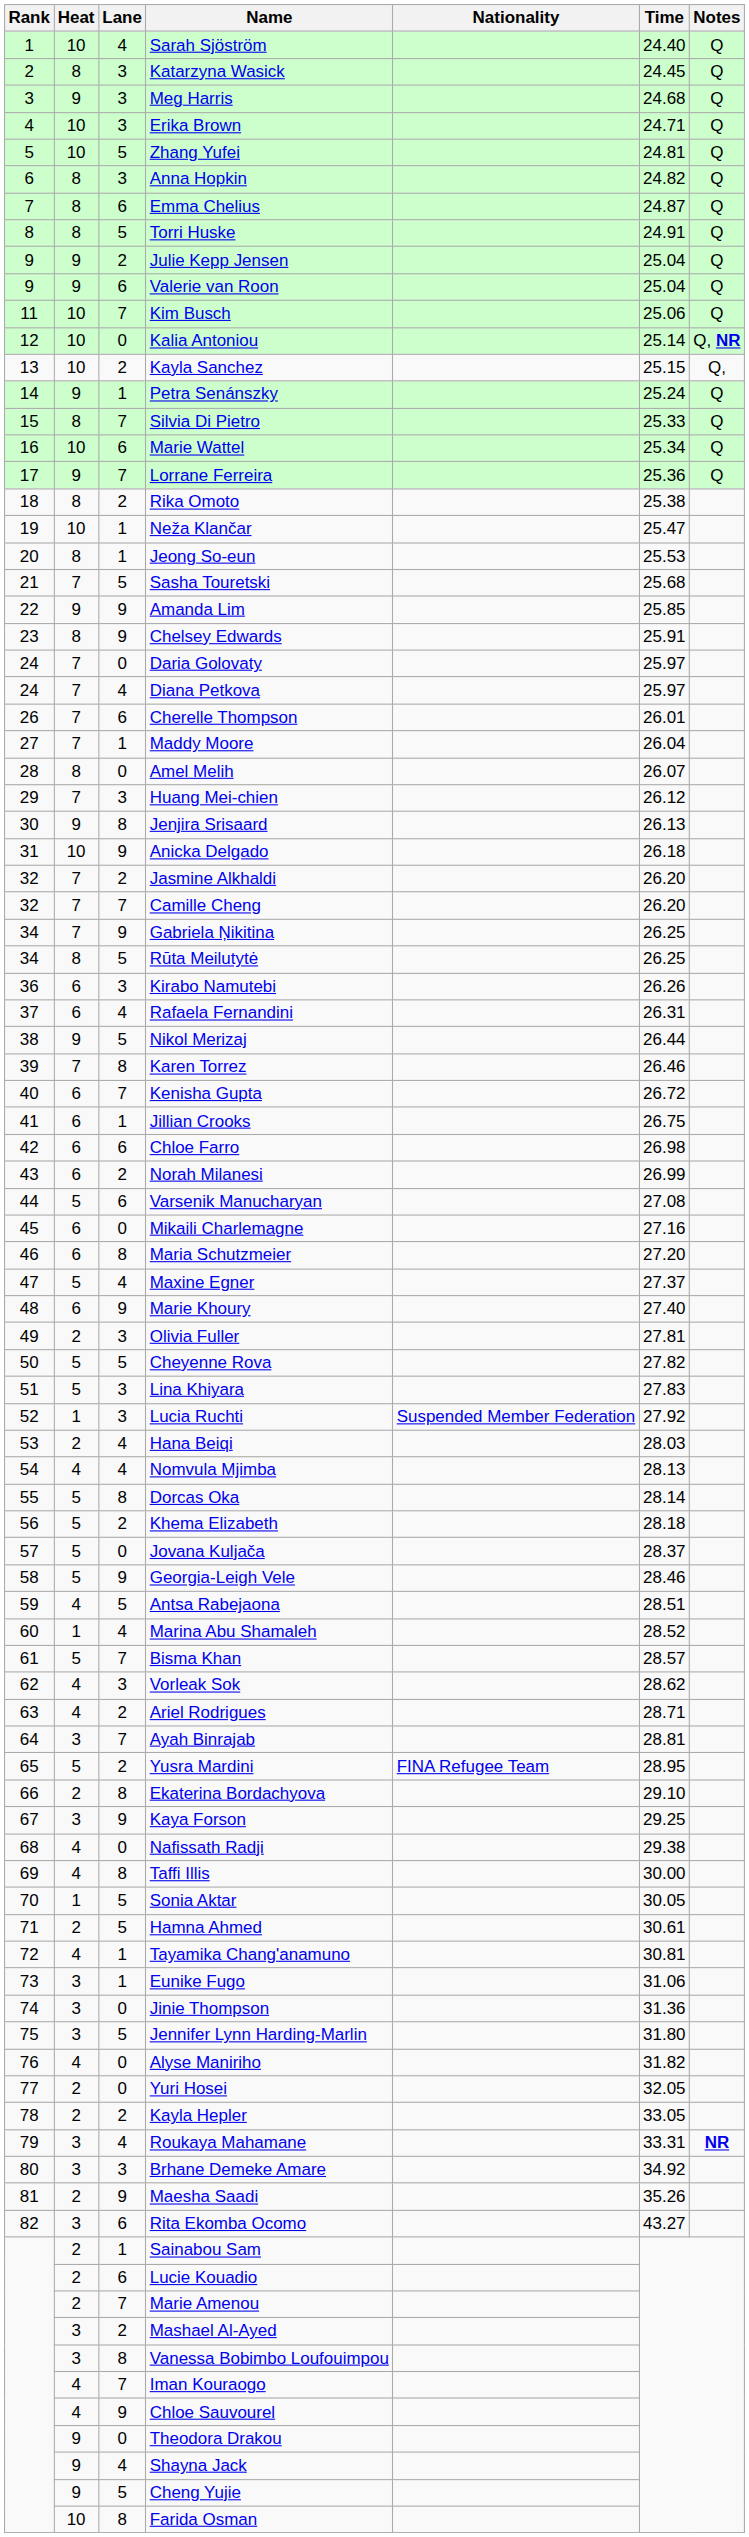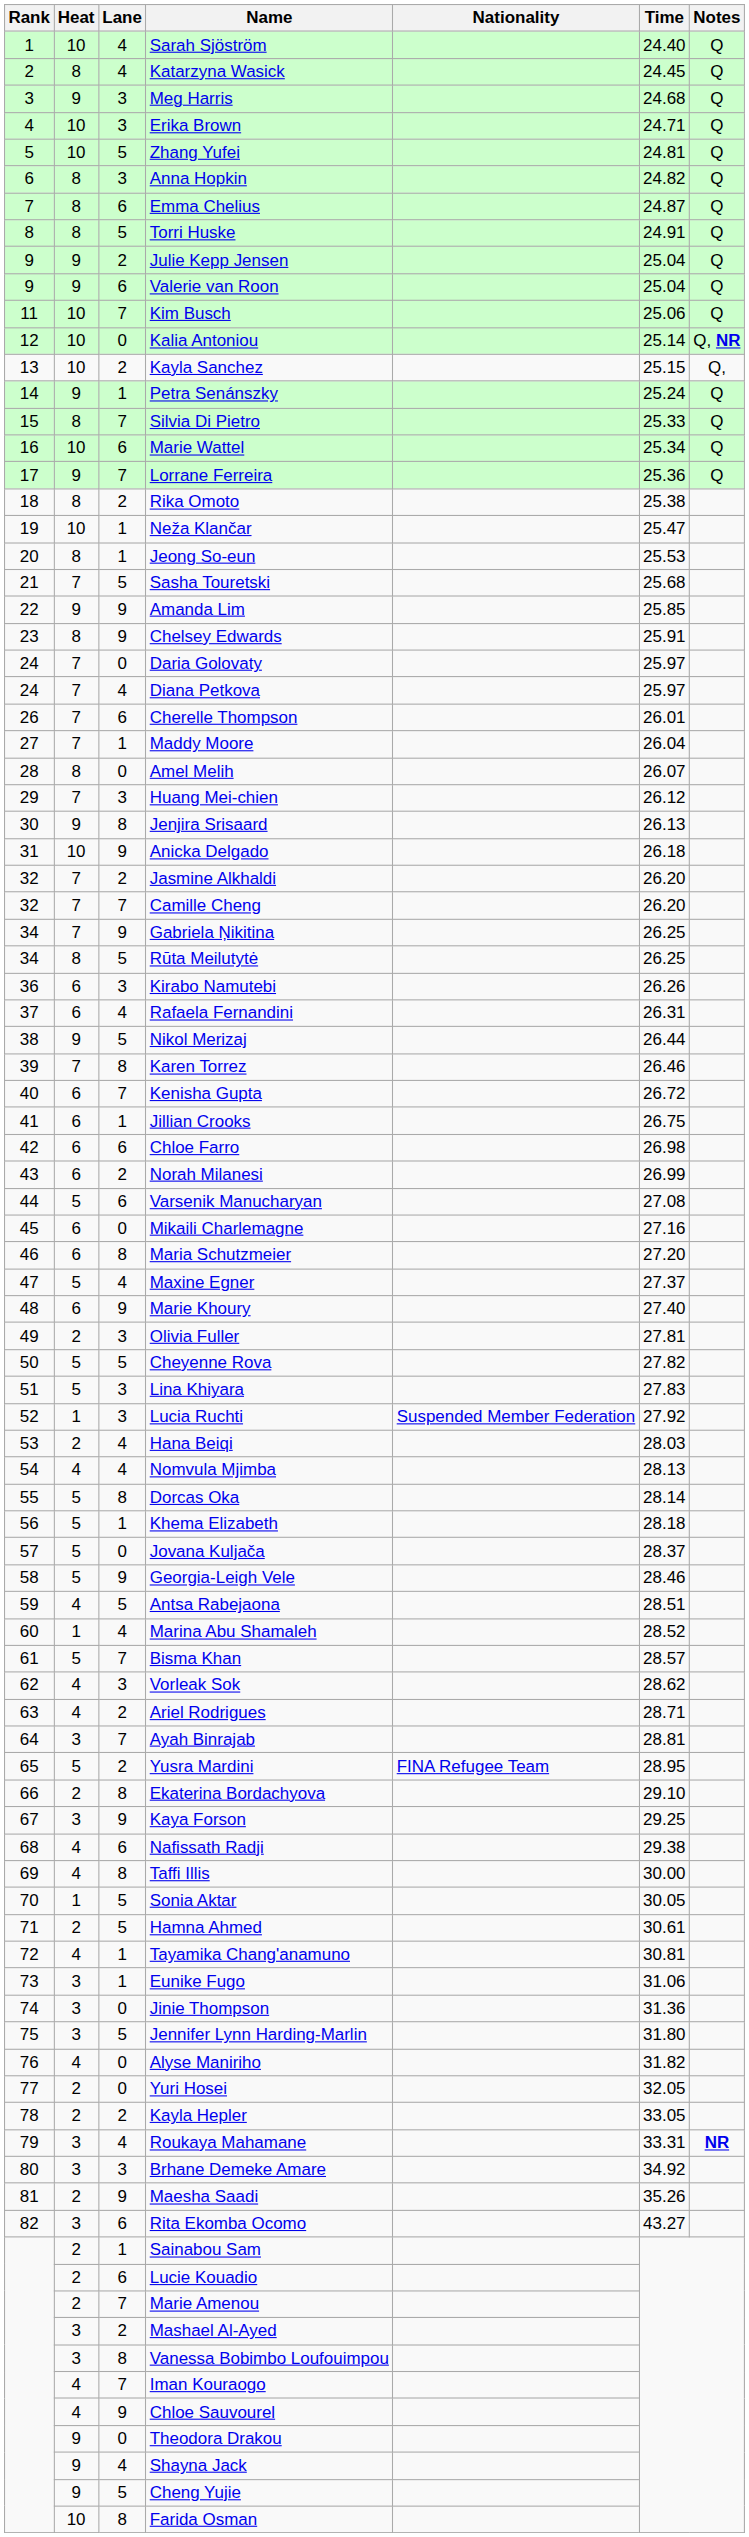(122, 71) 3 -> (122, 71) 4
(122, 1524) 2 -> (122, 1524) 1
(122, 1846) 0 -> (122, 1846) 6
